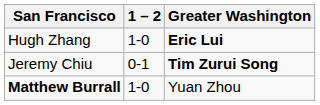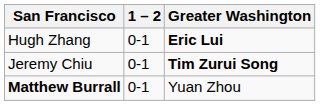(139, 40) 1-0 -> (139, 40) 0-1
(139, 87) 1-0 -> (139, 87) 0-1
